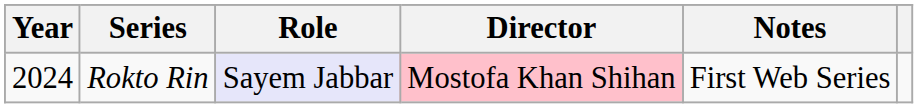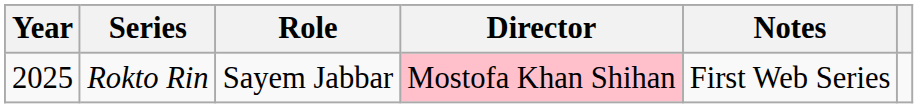(43, 77) 2024 -> (43, 77) 2025
(308, 77) lavender background -> (308, 77) no background
